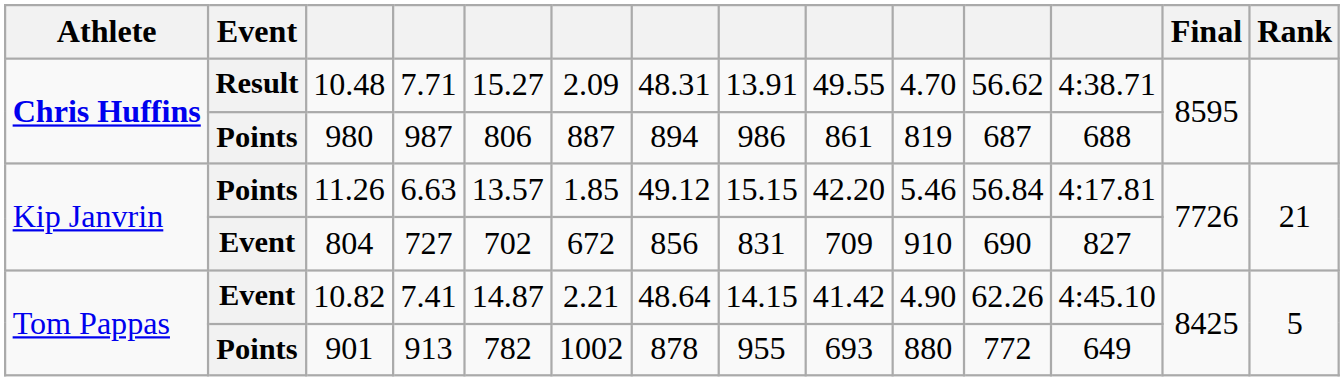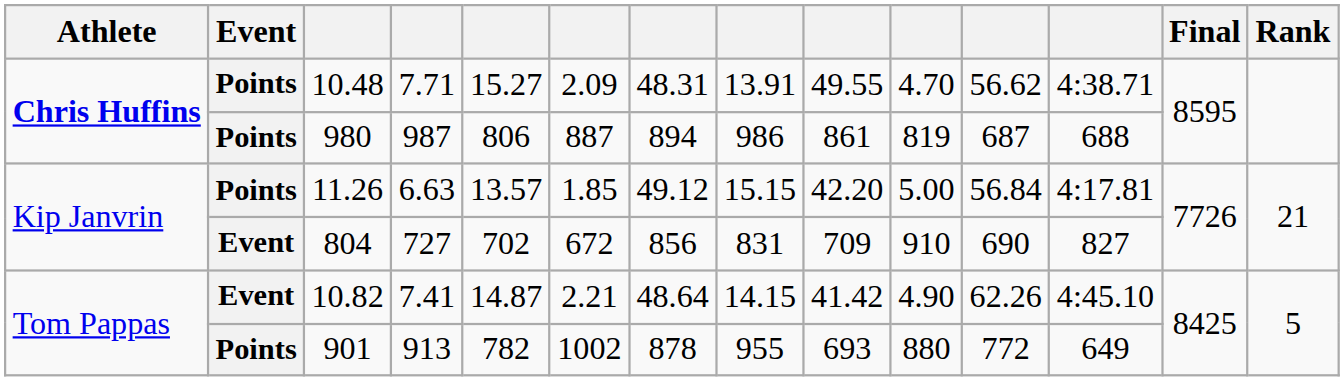(257, 84) Result -> (256, 84) Points
(928, 190) 5.46 -> (926, 190) 5.00
